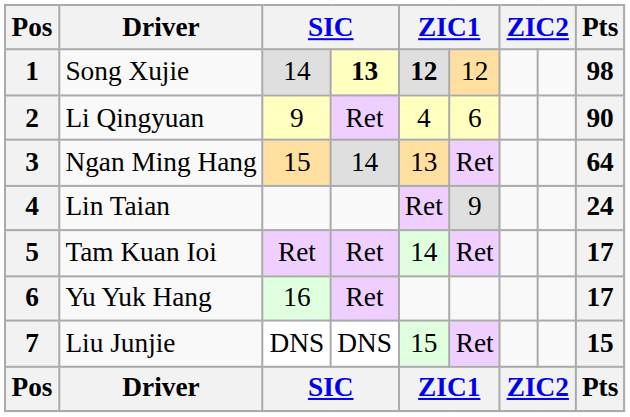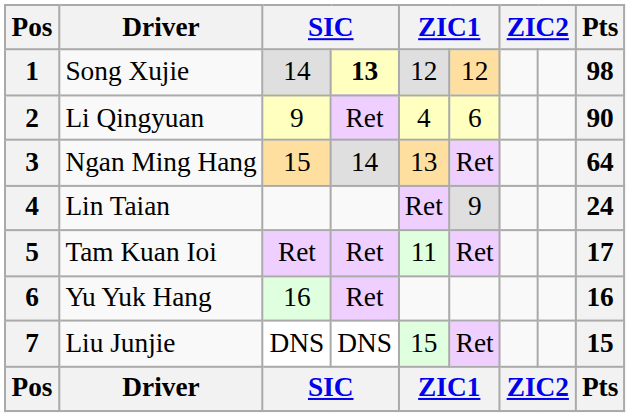(424, 71) bold -> (424, 71) normal
(424, 252) 14 -> (424, 252) 11
(600, 297) 17 -> (600, 297) 16
